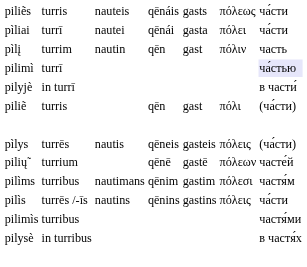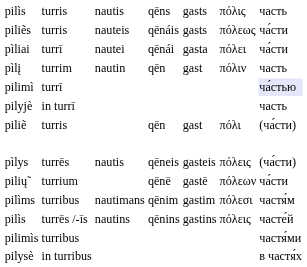+ row: (15, 11)
(278, 87) в части́ -> (273, 105) часть
(276, 162) часте́й -> (274, 181) ча́сти
(274, 200) ча́сти -> (276, 219) часте́й
